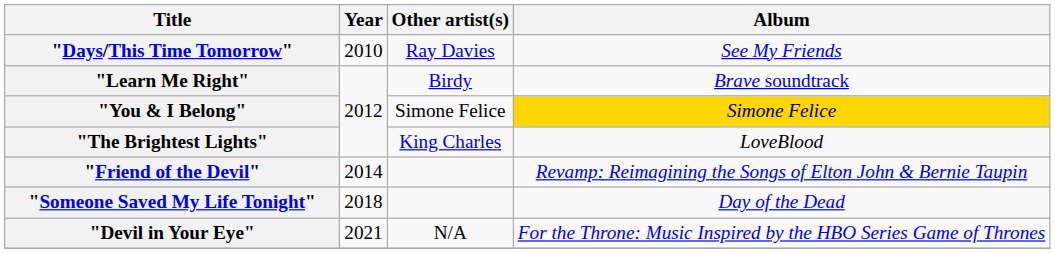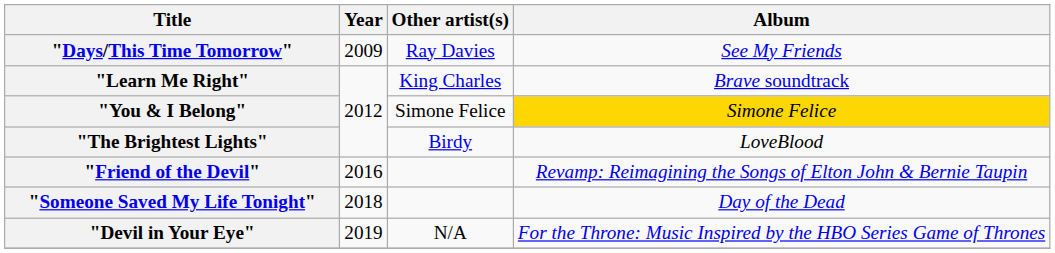(363, 50) 2010 -> (363, 50) 2009
(450, 80) Birdy -> (450, 80) King Charles
(450, 141) King Charles -> (450, 141) Birdy
(363, 171) 2014 -> (363, 171) 2016
(363, 232) 2021 -> (363, 232) 2019
